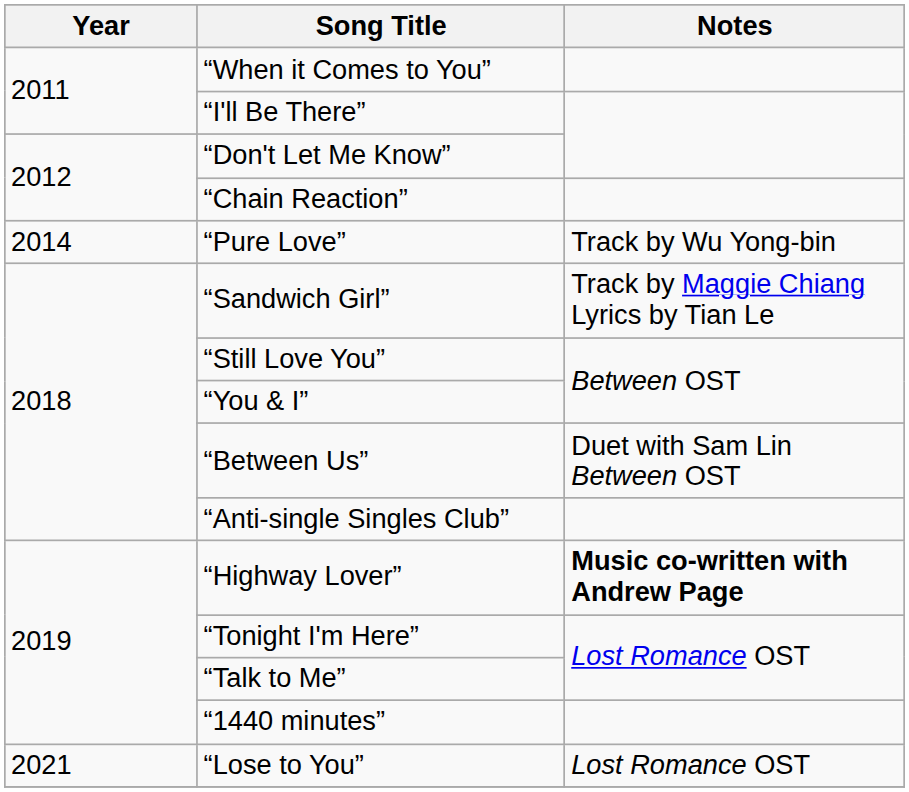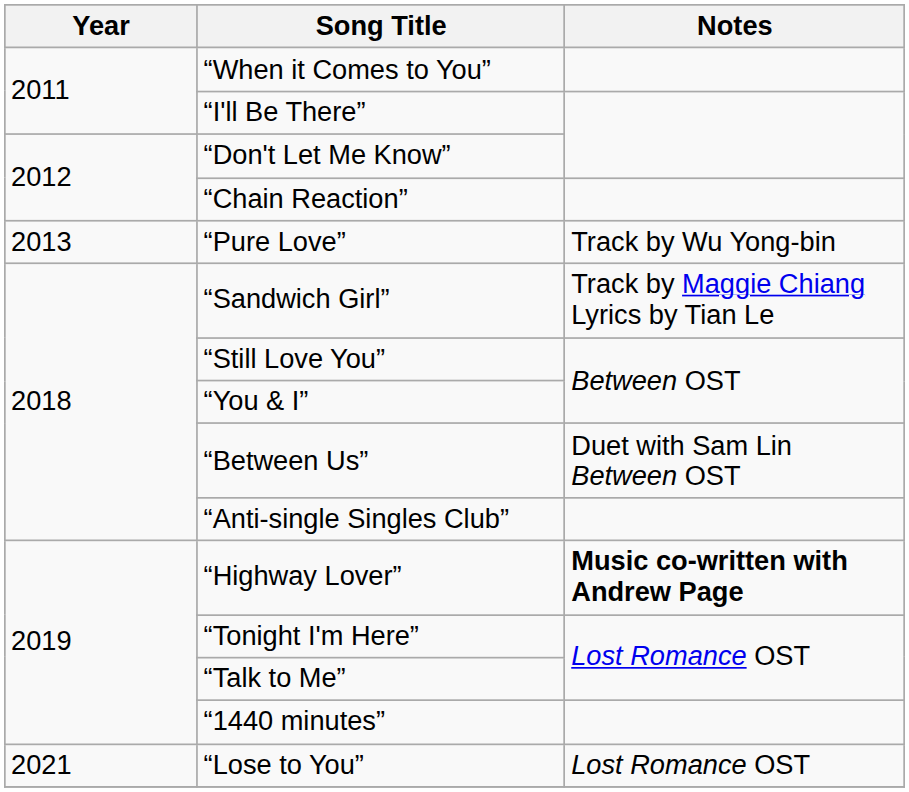(41, 241) 2014 -> (41, 241) 2013
